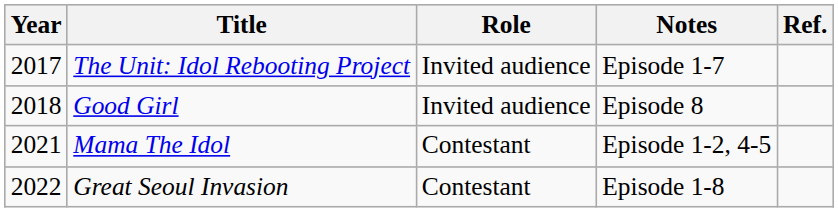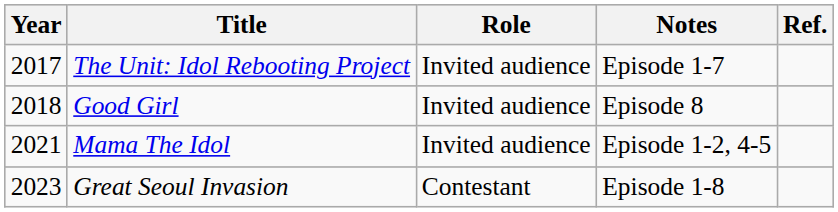(476, 145) Contestant -> (506, 145) Invited audience
(36, 186) 2022 -> (36, 186) 2023
